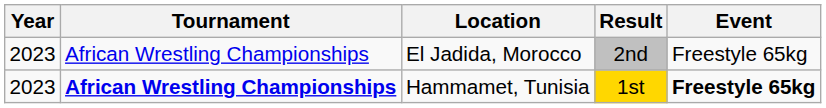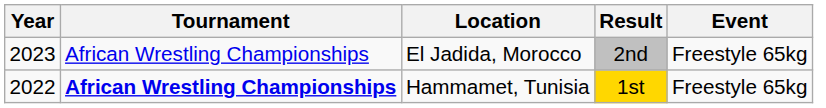(32, 87) 2023 -> (32, 87) 2022
(744, 87) bold -> (740, 87) normal
